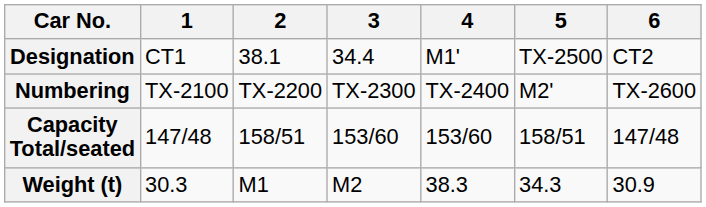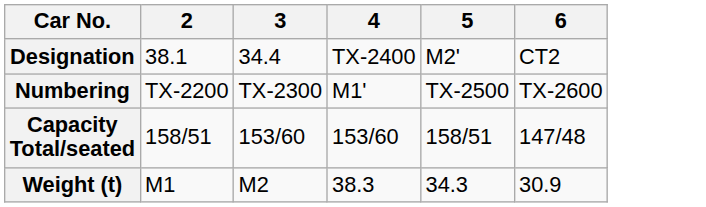- column: (187, 21)
(443, 56) M1' -> (374, 56) TX-2400
(561, 56) TX-2500 -> (443, 56) M2'
(467, 90) TX-2400 -> (349, 90) M1'
(536, 90) M2' -> (467, 90) TX-2500
